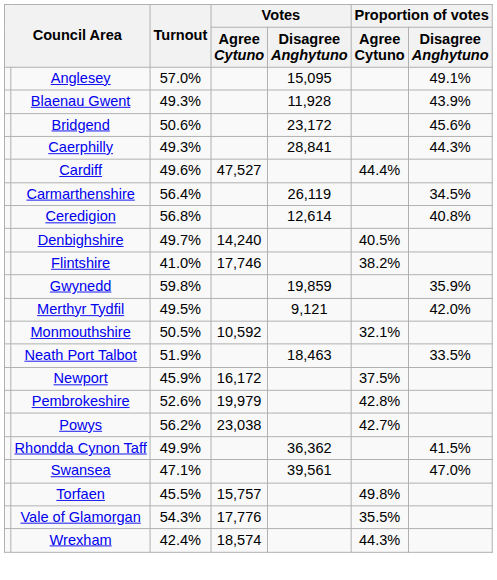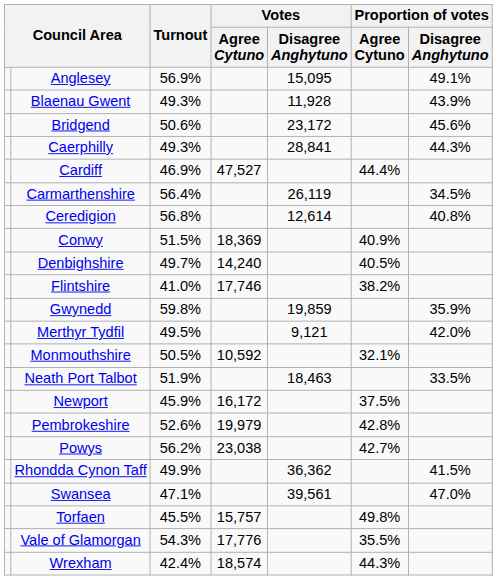(180, 78) 57.0% -> (180, 78) 56.9%
(180, 170) 49.6% -> (180, 170) 46.9%
+ row: (81, 240)
